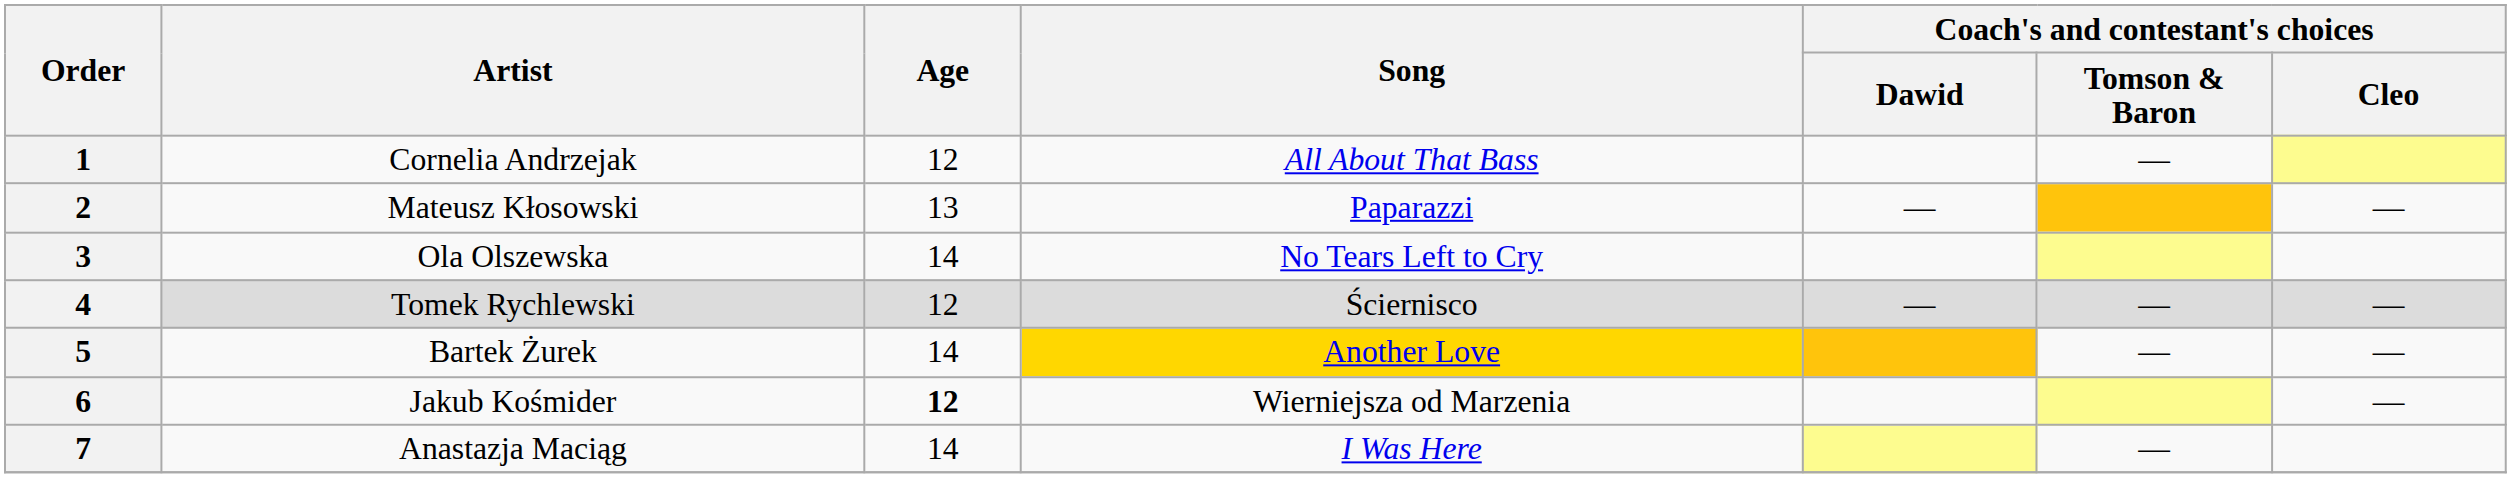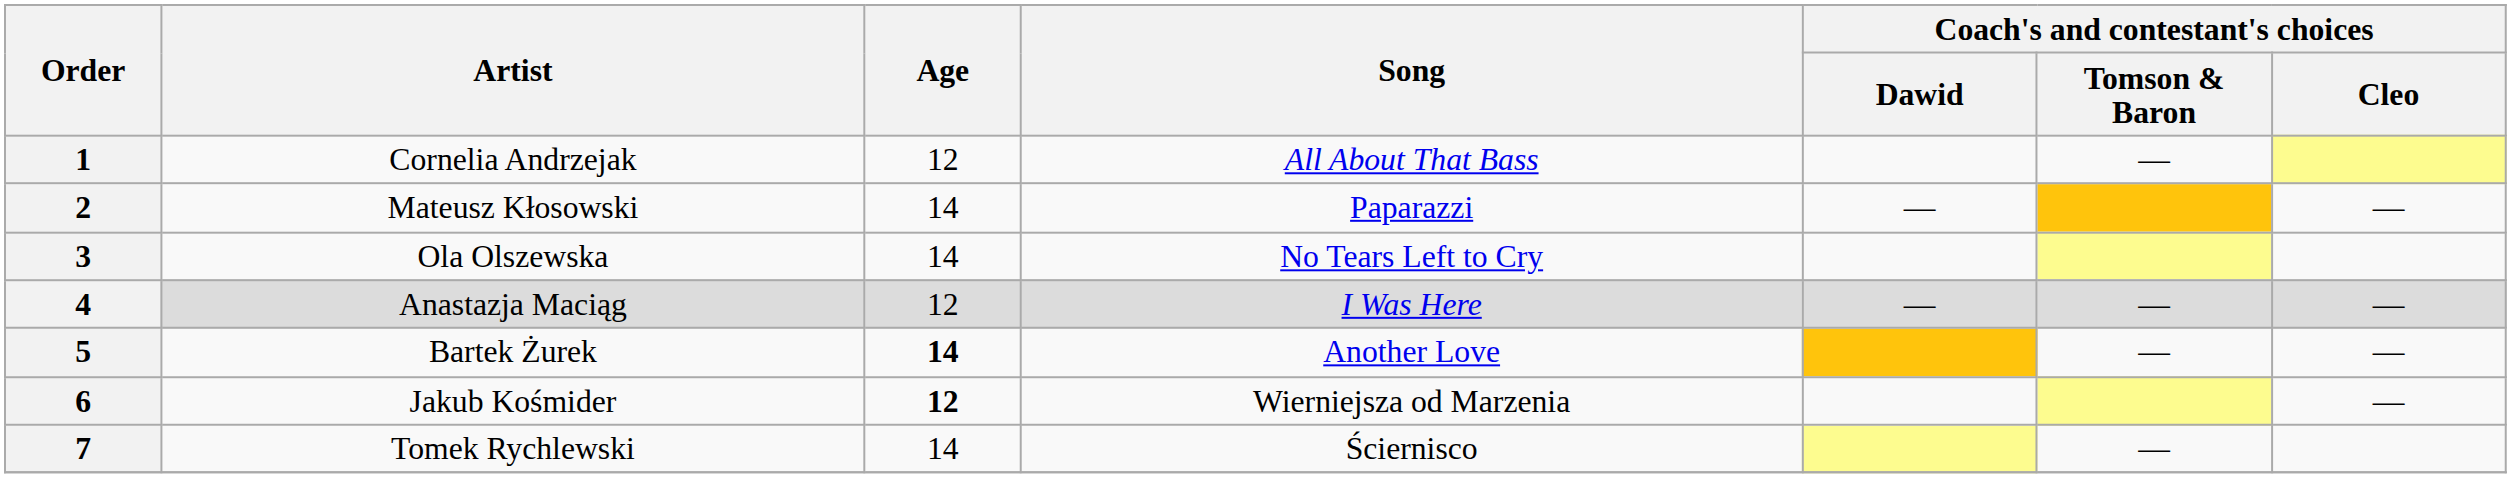(943, 208) 13 -> (943, 208) 14
(513, 304) Tomek Rychlewski -> (513, 304) Anastazja Maciąg
(1412, 304) Ściernisco -> (1412, 304) I Was Here
(943, 352) normal -> (943, 352) bold
(1412, 352) gold background -> (1412, 352) no background
(513, 449) Anastazja Maciąg -> (513, 449) Tomek Rychlewski
(1412, 449) I Was Here -> (1412, 449) Ściernisco
